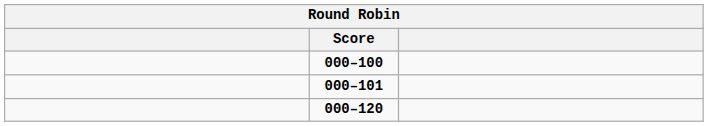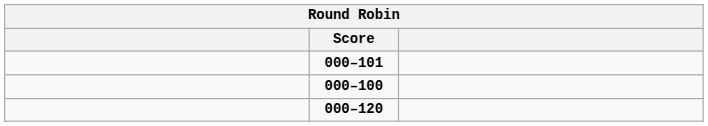rows swapped: (354, 63) <-> (354, 86)
